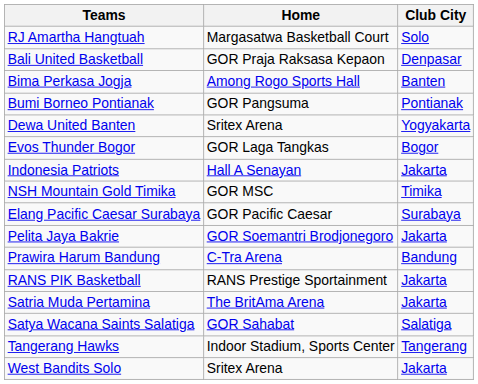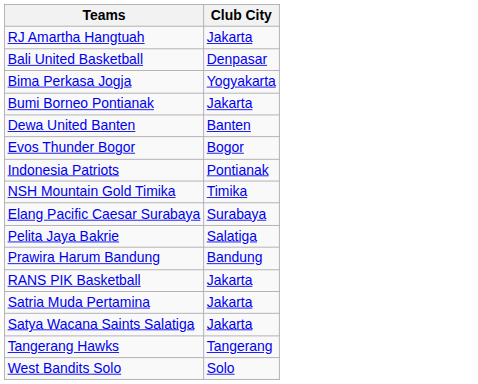- column: (301, 15)
(415, 37) Solo -> (230, 37) Jakarta
(423, 81) Banten -> (241, 81) Yogyakarta
(432, 103) Pontianak -> (230, 103) Jakarta
(436, 125) Yogyakarta -> (229, 125) Banten
(424, 170) Jakarta -> (238, 170) Pontianak
(424, 236) Jakarta -> (232, 236) Salatiga
(426, 324) Salatiga -> (230, 324) Jakarta
(424, 368) Jakarta -> (221, 368) Solo
